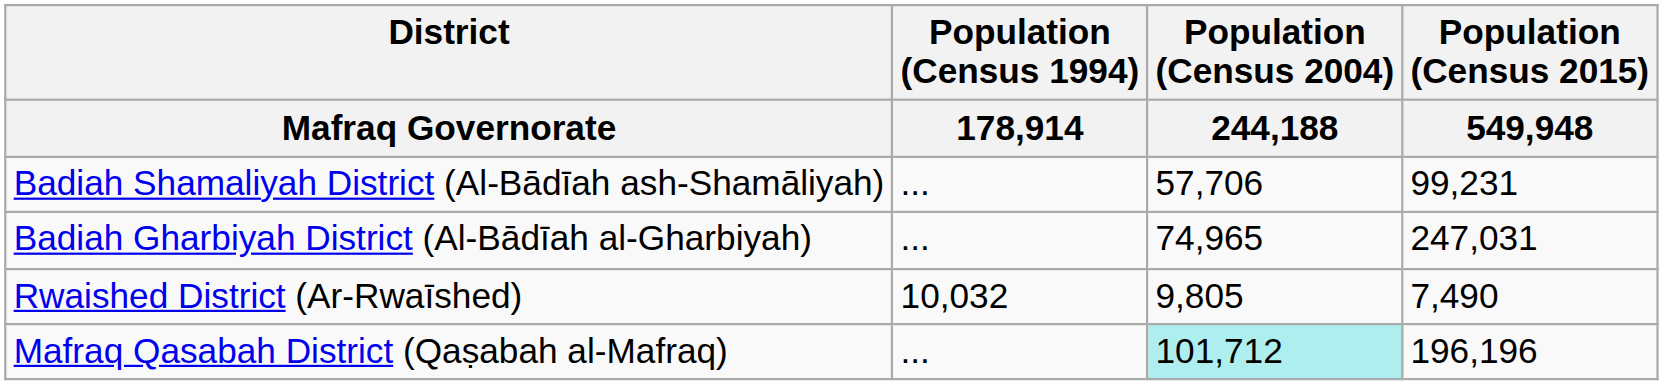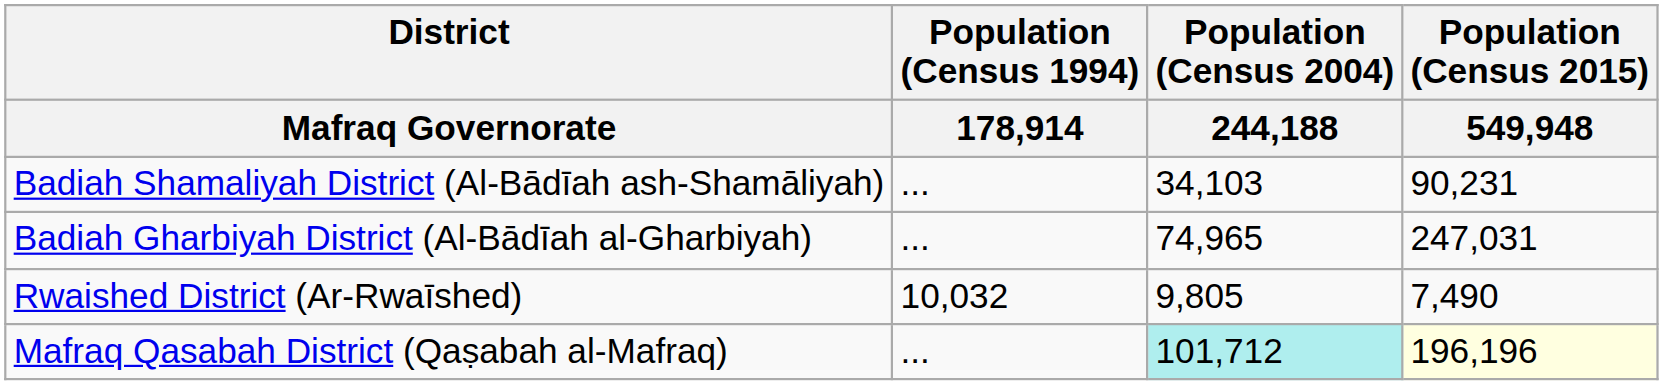(1209, 183) 57,706 -> (1209, 183) 34,103
(1464, 183) 99,231 -> (1464, 183) 90,231
(1474, 351) no background -> (1474, 351) lightyellow background
